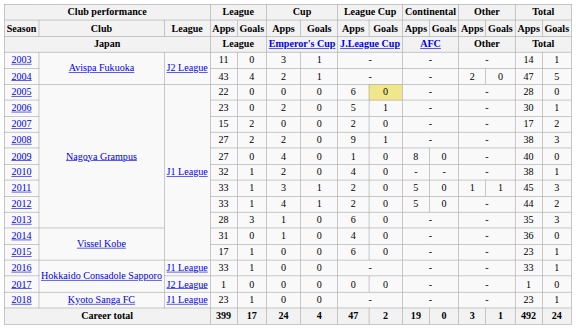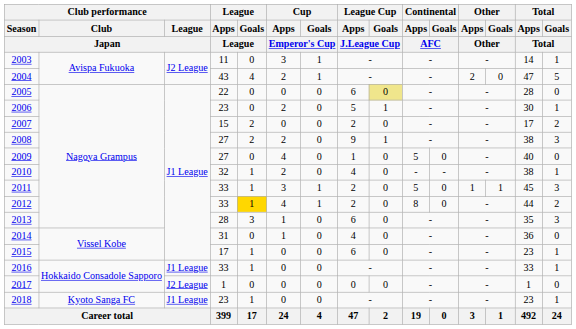(416, 156) 8 -> (416, 156) 5
(252, 204) no background -> (252, 204) gold background
(416, 204) 5 -> (416, 204) 8
